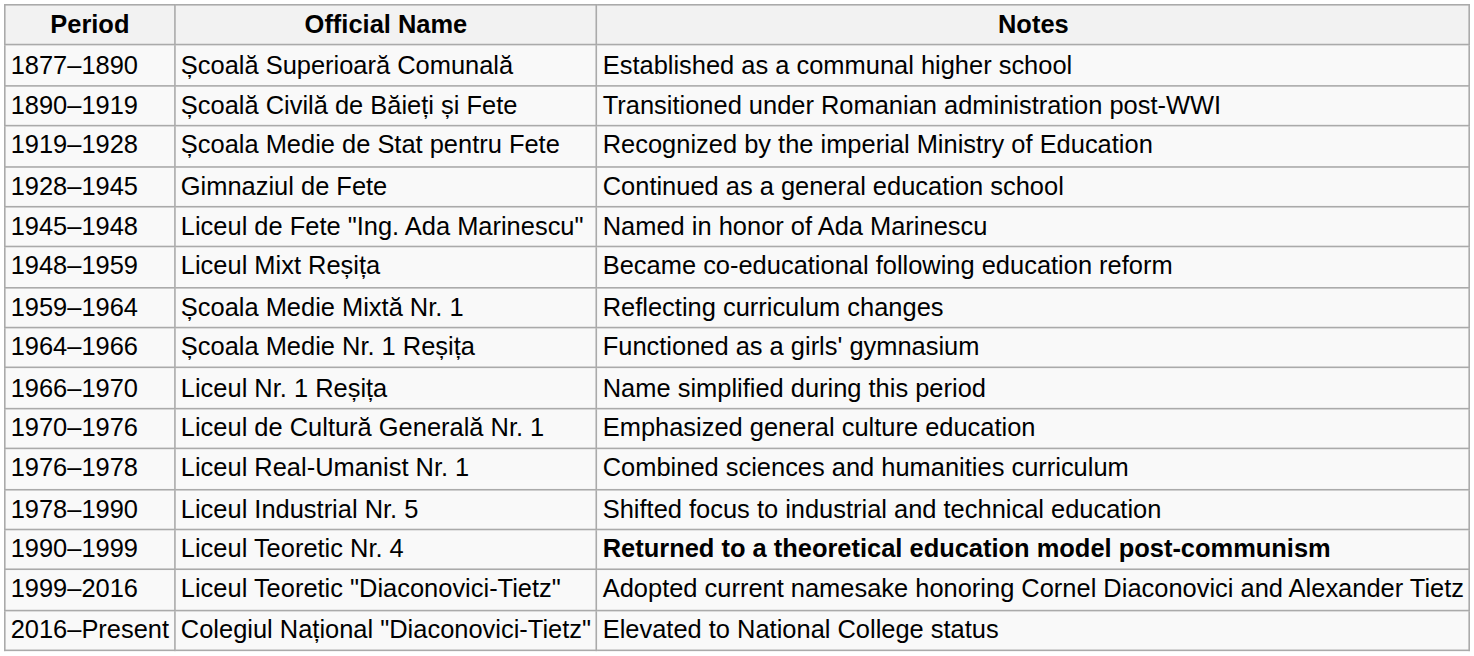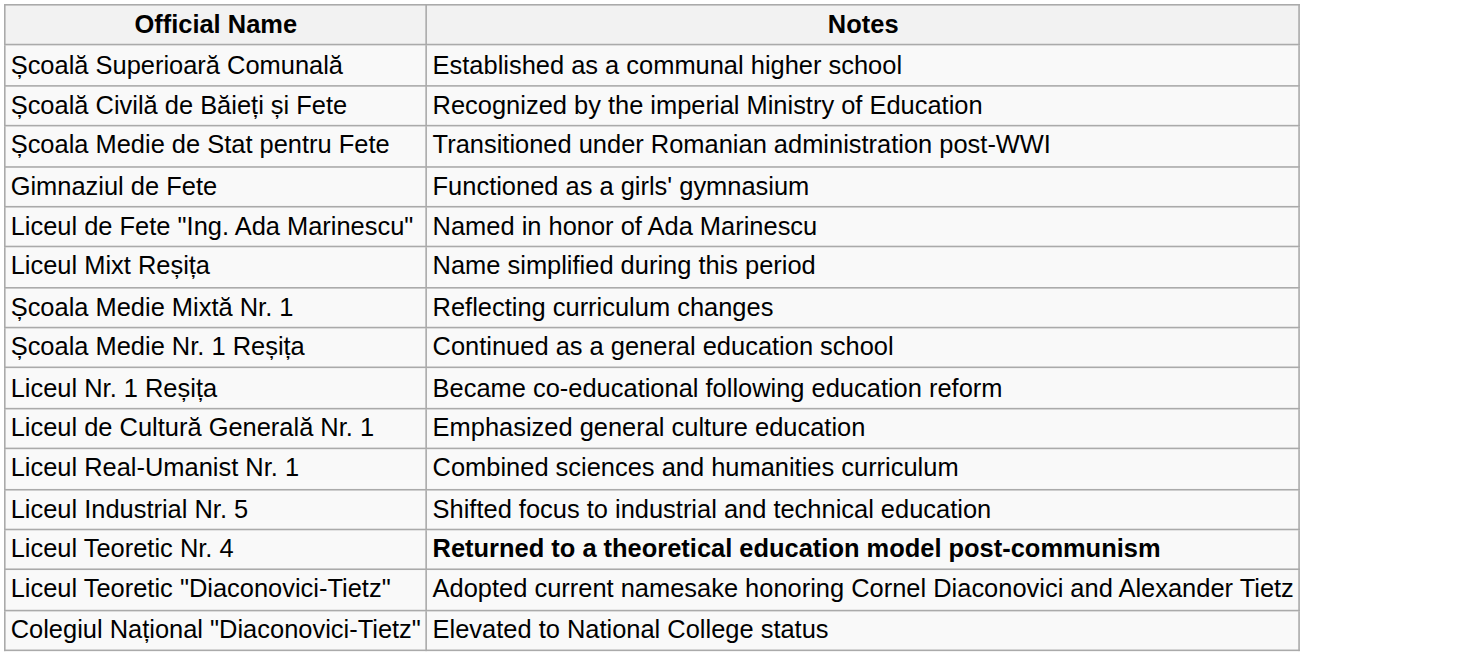- column: (90, 24)
(912, 105) Transitioned under Romanian administration post-WWI -> (708, 105) Recognized by the imperial Ministry of Education
(878, 145) Recognized by the imperial Ministry of Education -> (742, 145) Transitioned under Romanian administration post-WWI
(833, 186) Continued as a general education school -> (621, 186) Functioned as a girls' gymnasium
(888, 266) Became co-educational following education reform -> (624, 266) Name simplified during this period
(791, 347) Functioned as a girls' gymnasium -> (663, 347) Continued as a general education school
(794, 387) Name simplified during this period -> (718, 387) Became co-educational following education reform
